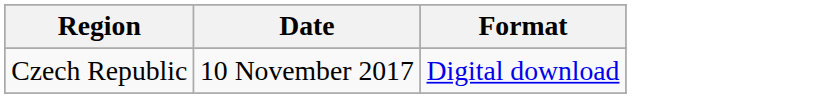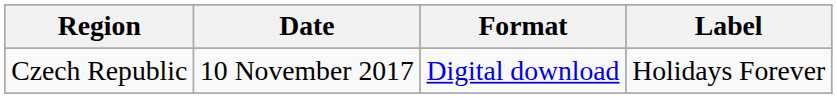+ column: (729, 26)
